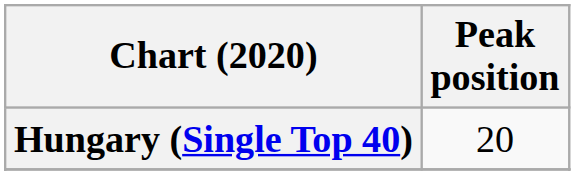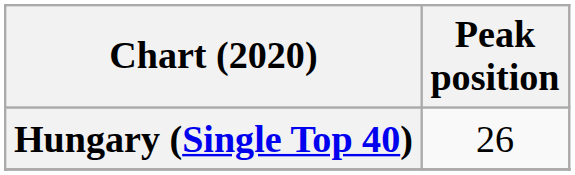(495, 137) 20 -> (495, 137) 26
